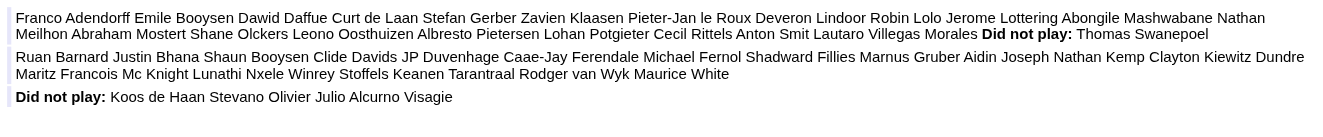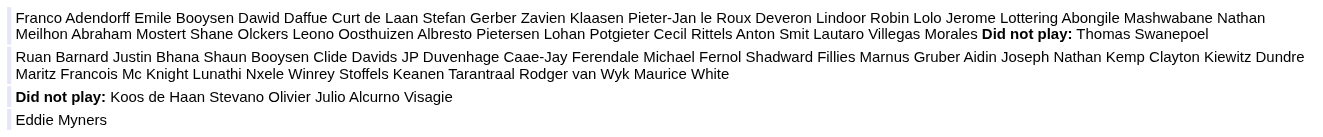+ row: (61, 119)
